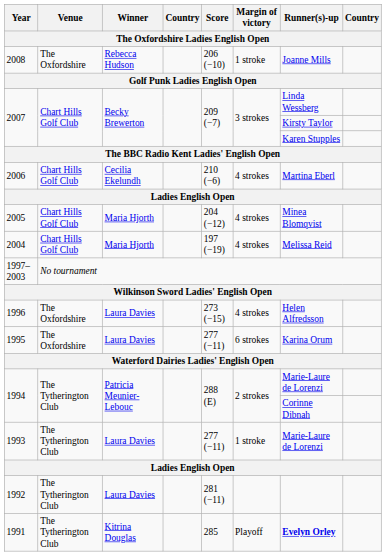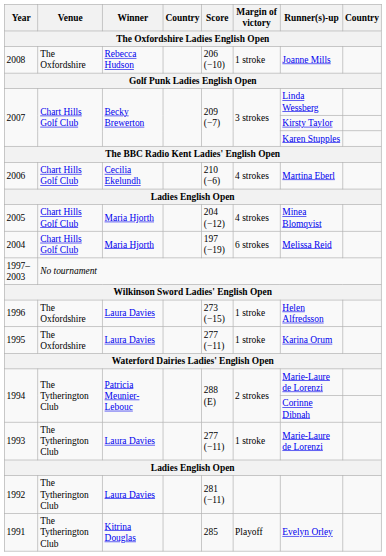(252, 244) 4 strokes -> (252, 244) 6 strokes
(252, 313) 4 strokes -> (250, 313) 1 stroke
(252, 340) 6 strokes -> (250, 340) 1 stroke
(309, 532) bold -> (308, 532) normal
